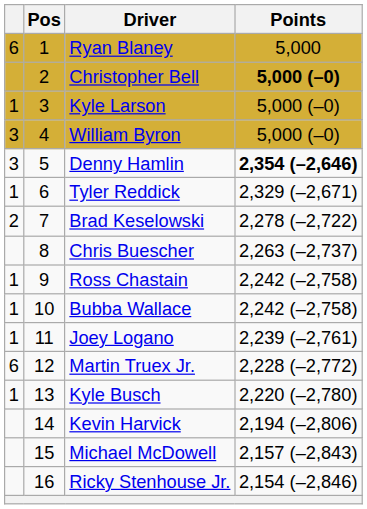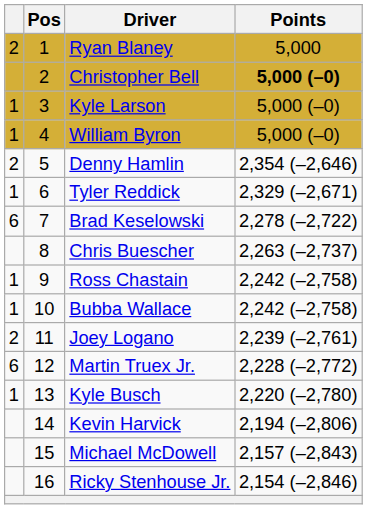(14, 48) 6 -> (14, 48) 2
(14, 135) 3 -> (14, 135) 1
(14, 164) 3 -> (14, 164) 2
(298, 164) bold -> (298, 164) normal
(14, 221) 2 -> (14, 221) 6
(14, 337) 1 -> (14, 337) 2
